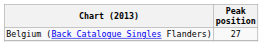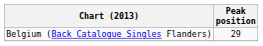(236, 34) 27 -> (236, 34) 29
